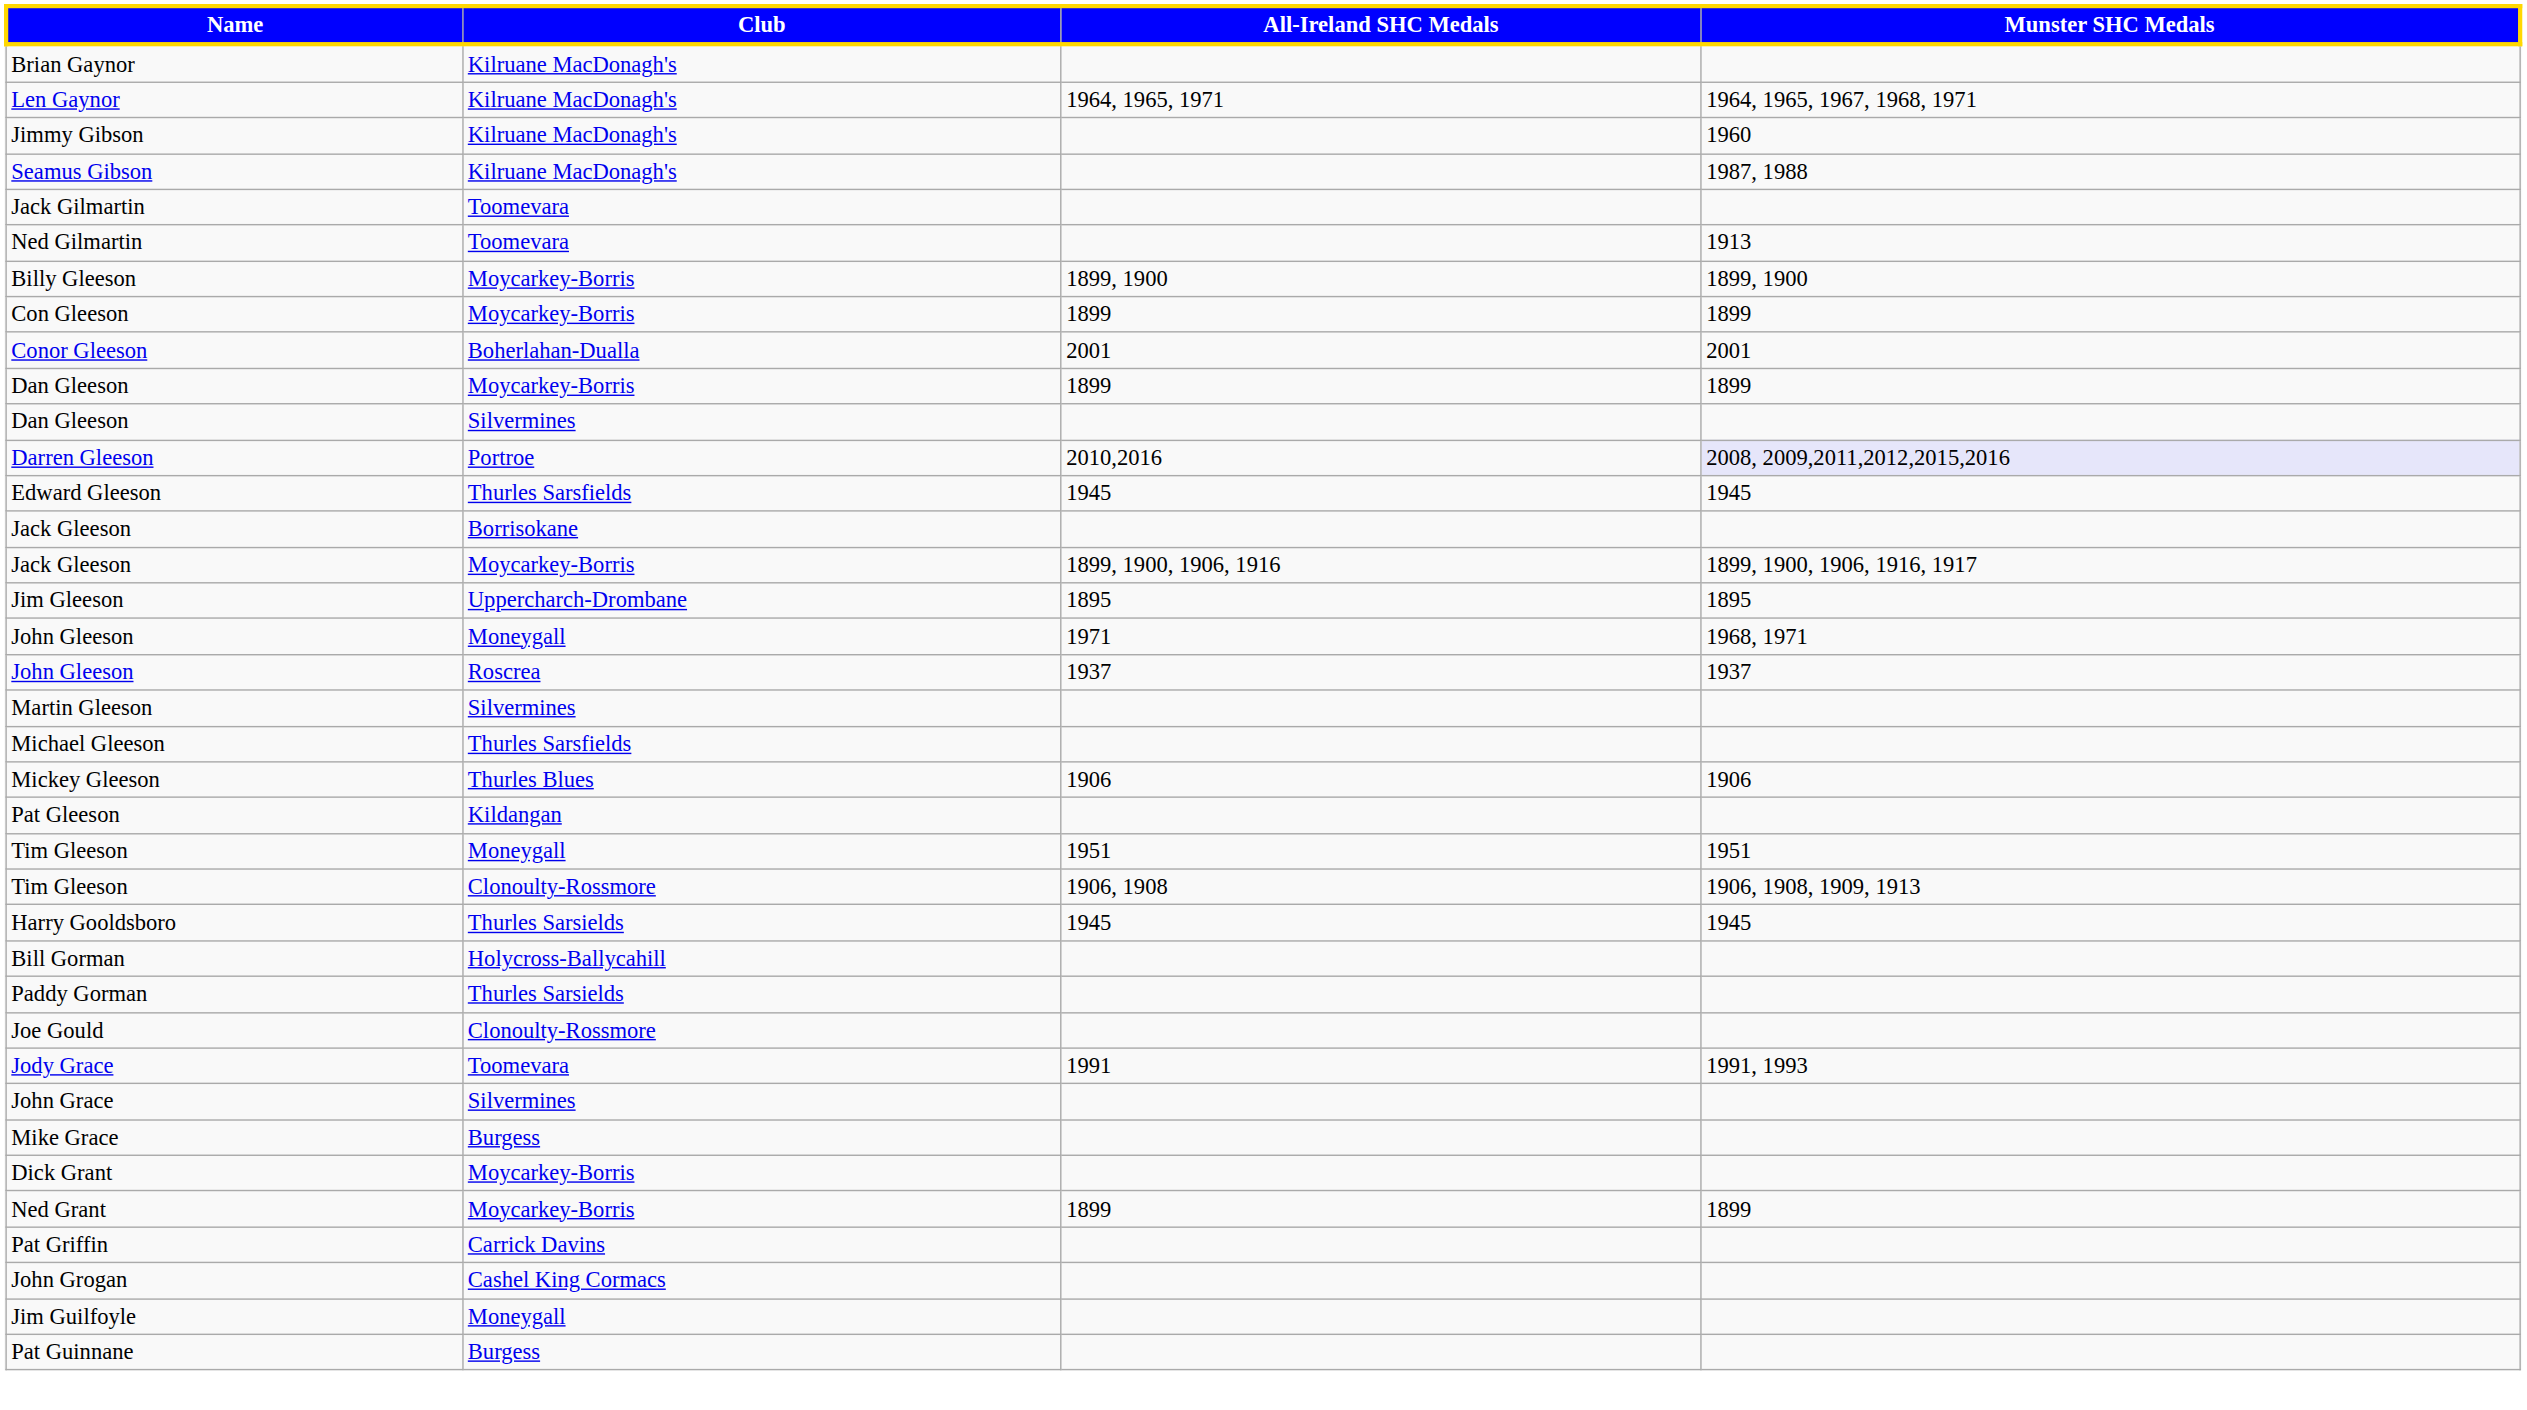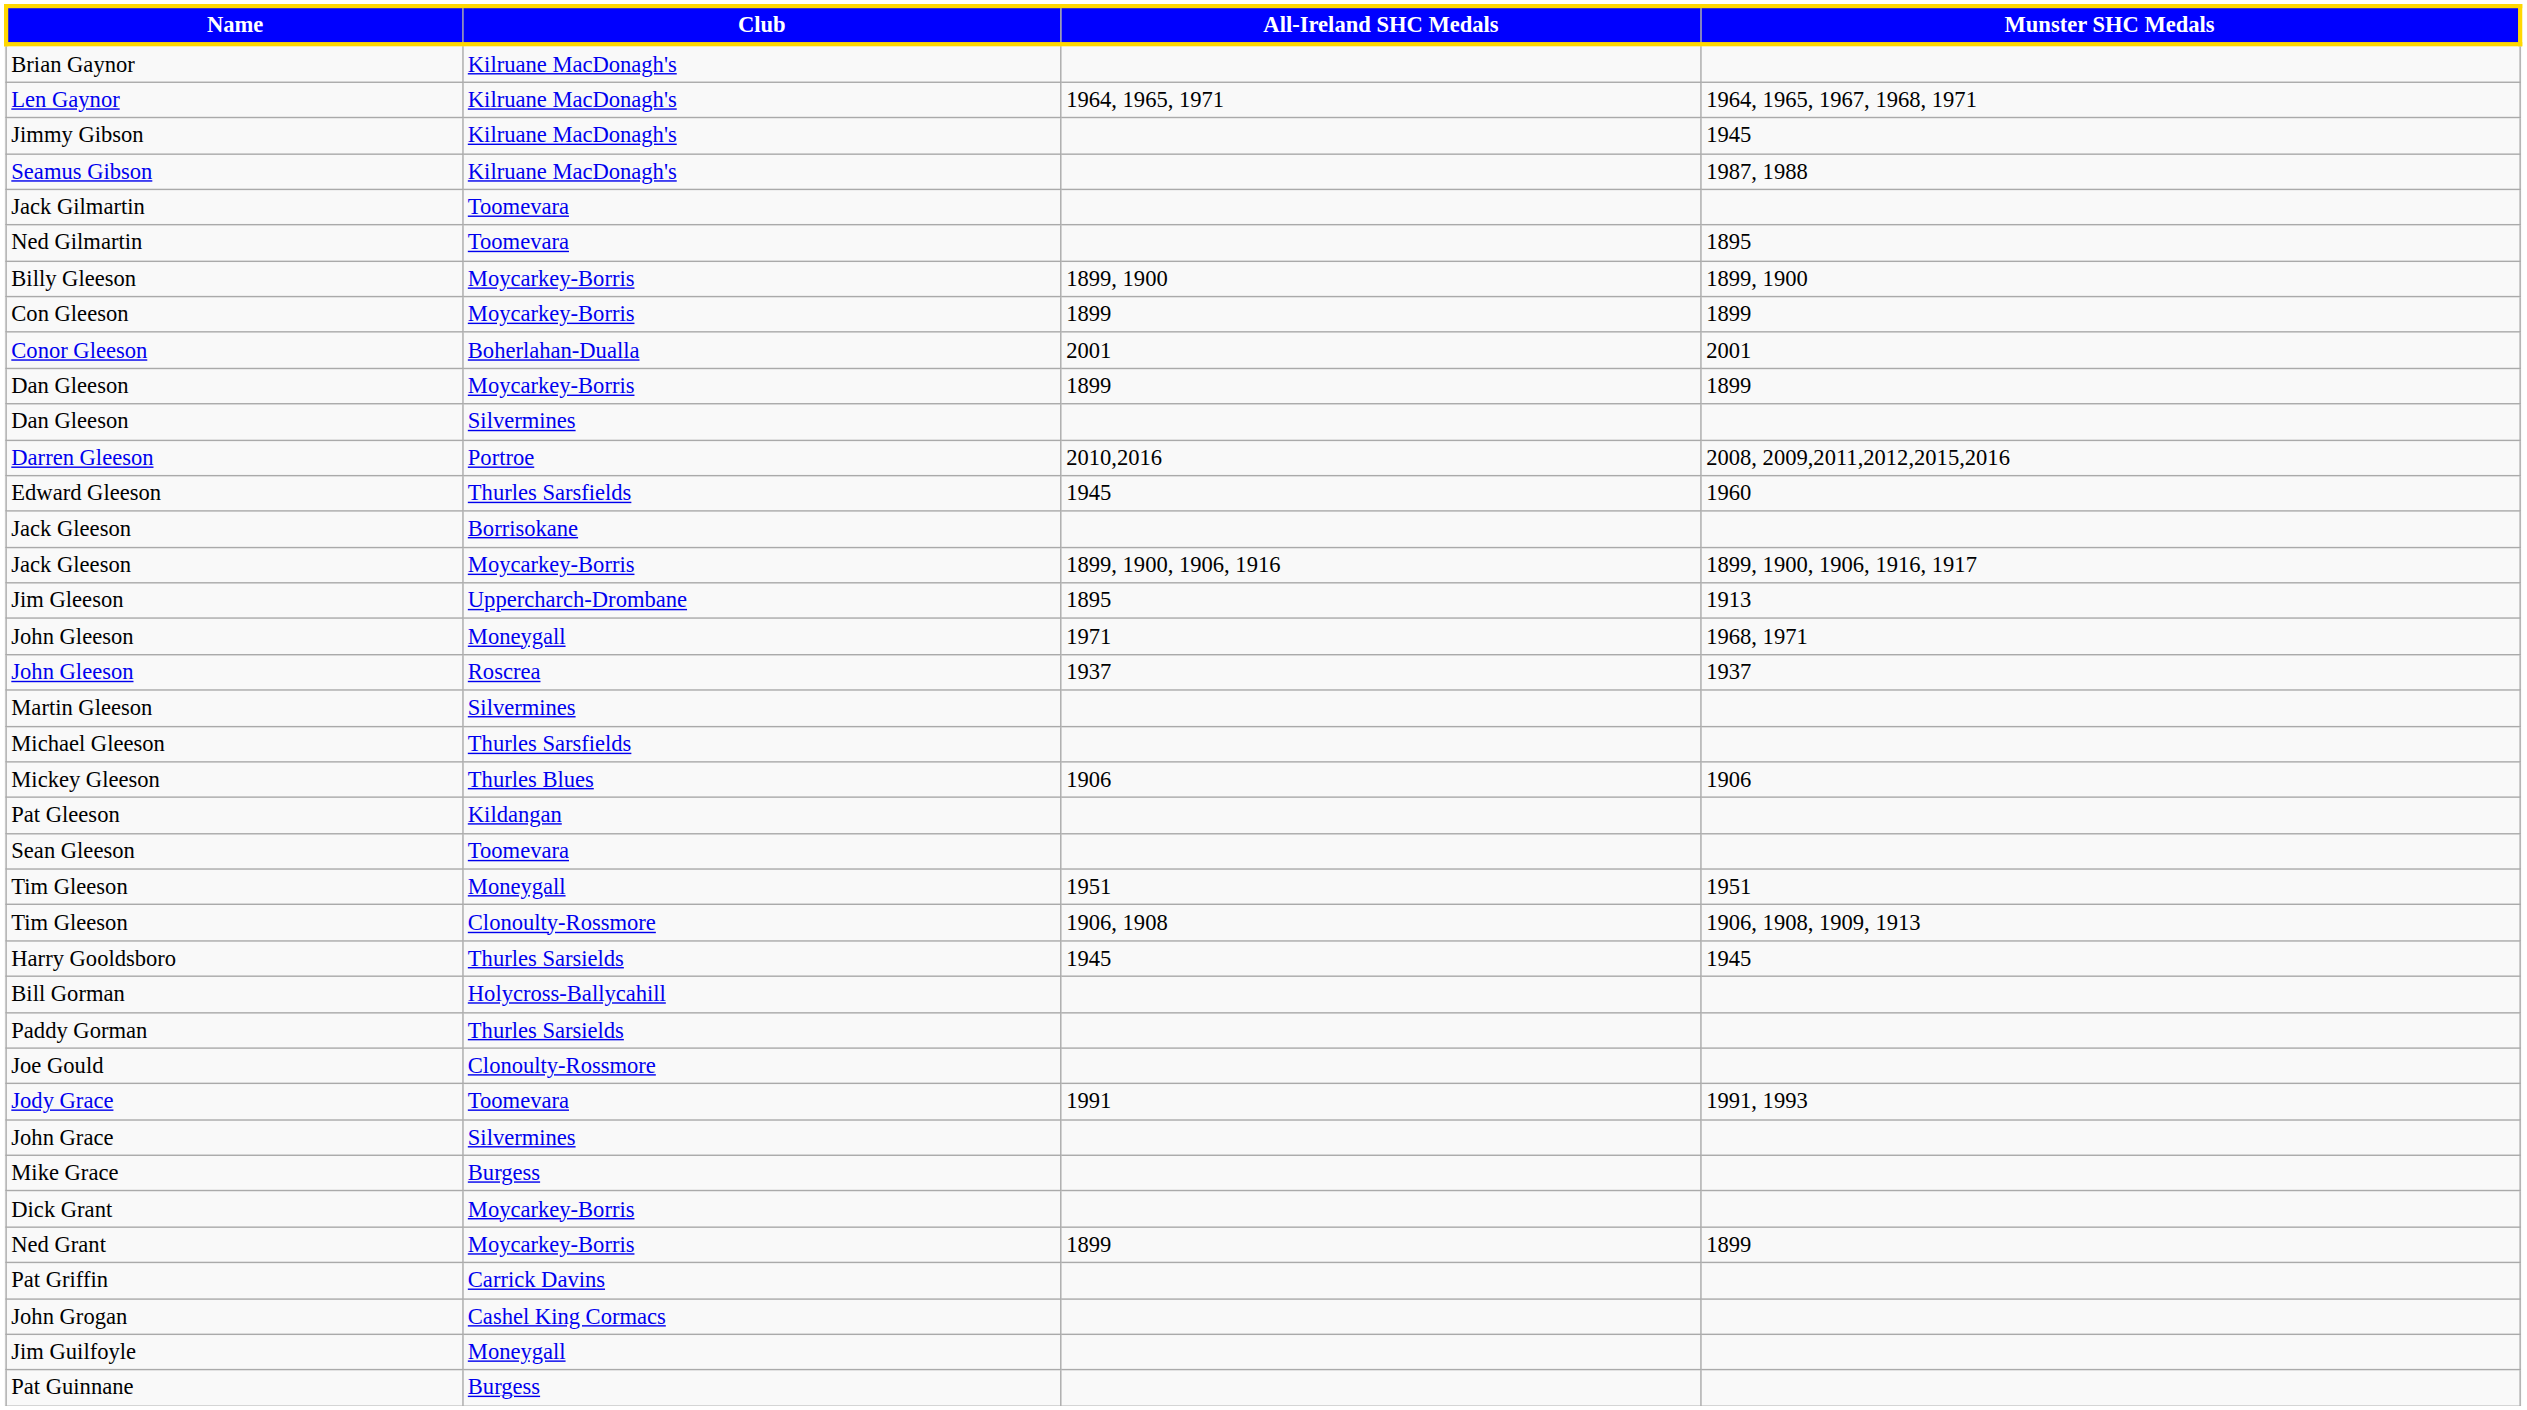(1729, 135) 1960 -> (1729, 135) 1945
(1729, 242) 1913 -> (1729, 242) 1895
(1858, 457) lavender background -> (1858, 457) no background
(1729, 493) 1945 -> (1729, 493) 1960
(1729, 600) 1895 -> (1729, 600) 1913
+ row: (73, 850)
